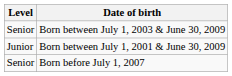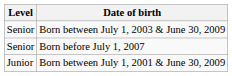rows swapped: (132, 46) <-> (92, 63)
